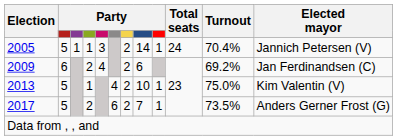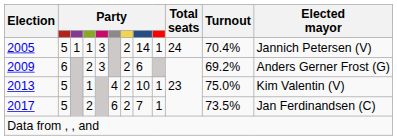(102, 67) 4 -> (102, 67) 3
(316, 67) Jan Ferdinandsen (C) -> (323, 67) Anders Gerner Frost (G)
(323, 106) Anders Gerner Frost (G) -> (316, 106) Jan Ferdinandsen (C)
